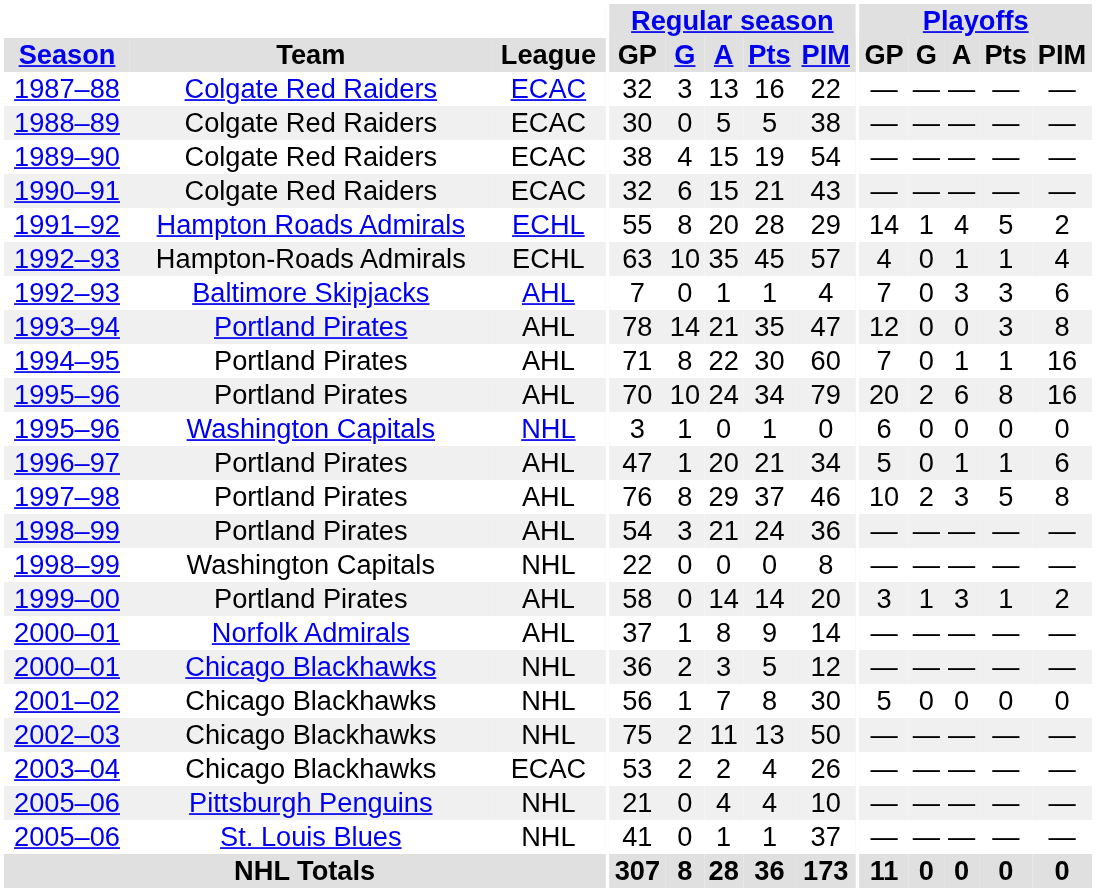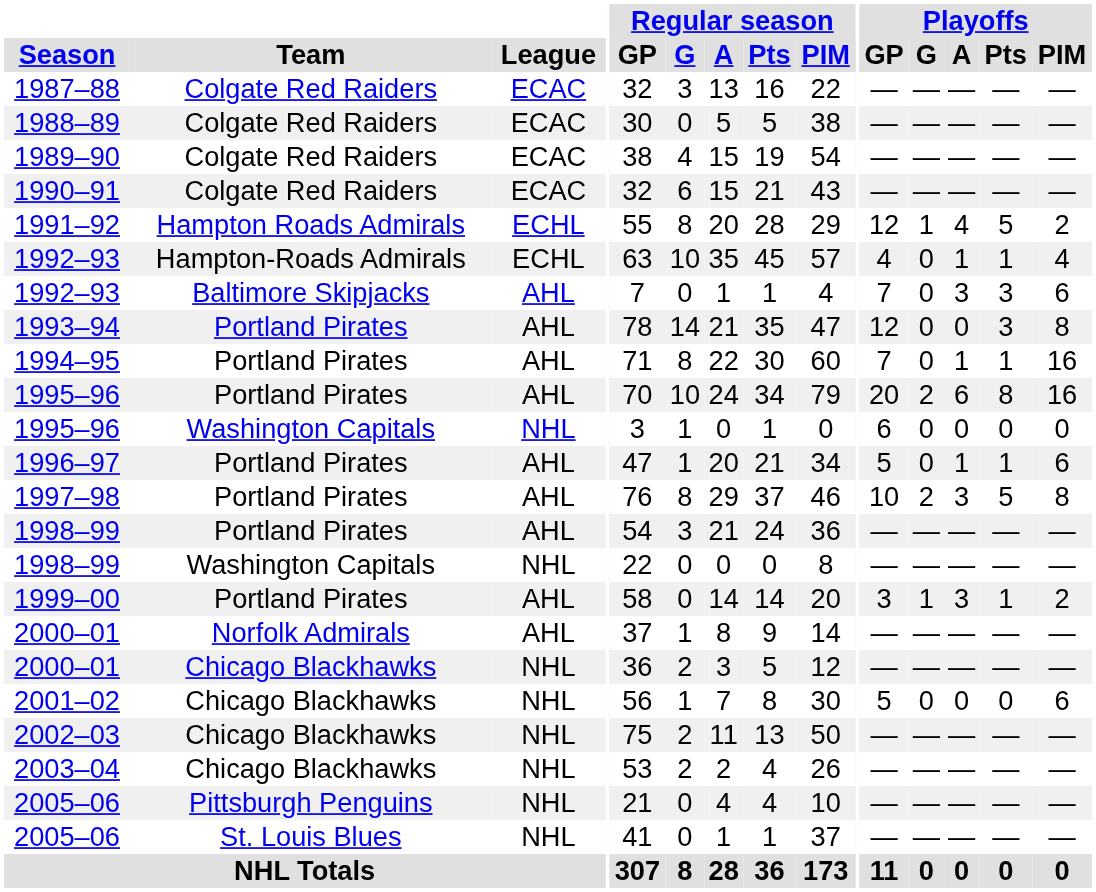(884, 224) 14 -> (884, 224) 12
(1062, 700) 0 -> (1062, 700) 6
(548, 768) ECAC -> (548, 768) NHL
